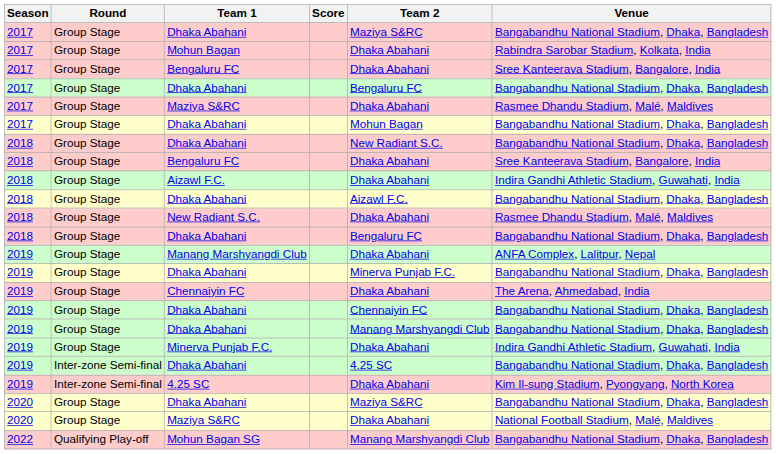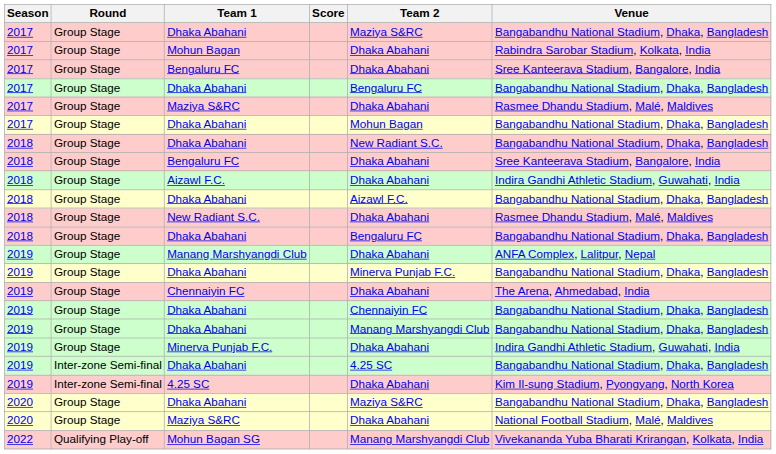(632, 439) Bangabandhu National Stadium, Dhaka, Bangladesh -> (629, 439) Vivekananda Yuba Bharati Krirangan, Kolkata, India
